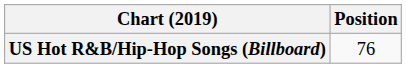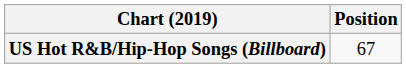(366, 48) 76 -> (366, 48) 67
